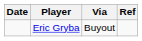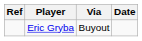columns swapped: (17, 12) <-> (128, 12)
